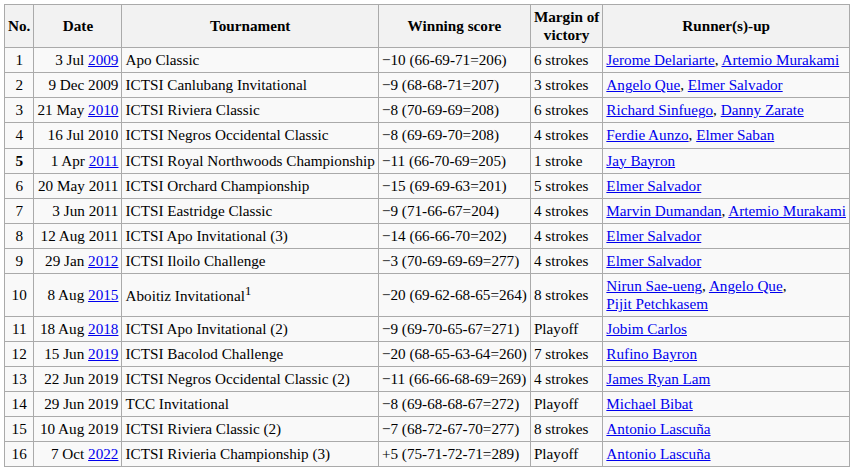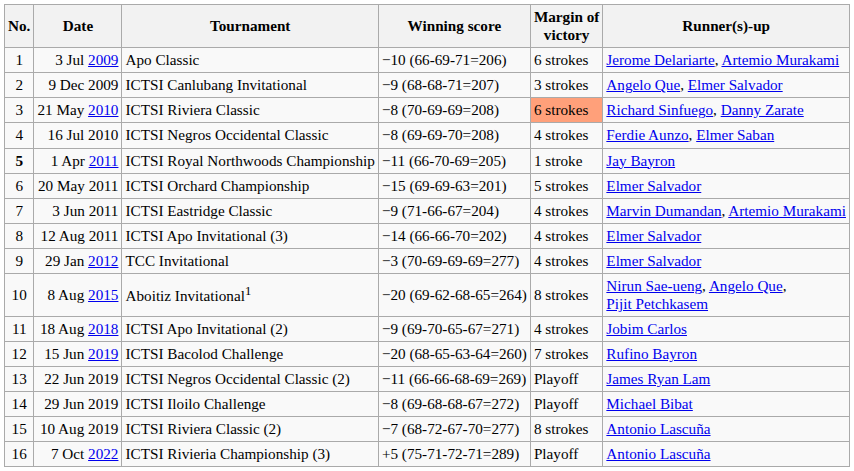(561, 110) no background -> (561, 110) lightsalmon background
(196, 260) ICTSI Iloilo Challenge -> (177, 260) TCC Invitational
(556, 328) Playoff -> (561, 328) 4 strokes
(561, 379) 4 strokes -> (556, 379) Playoff
(177, 404) TCC Invitational -> (196, 404) ICTSI Iloilo Challenge
